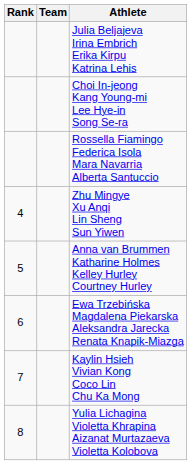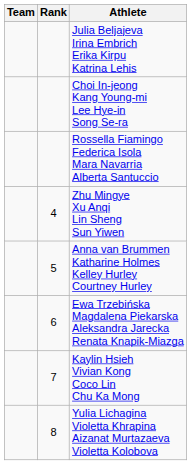columns swapped: (20, 13) <-> (53, 13)
